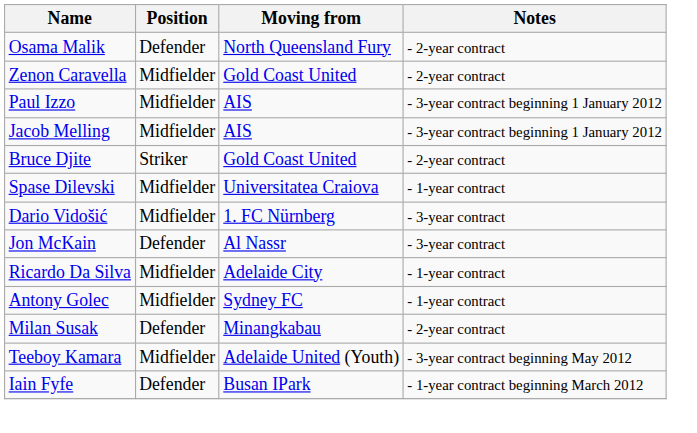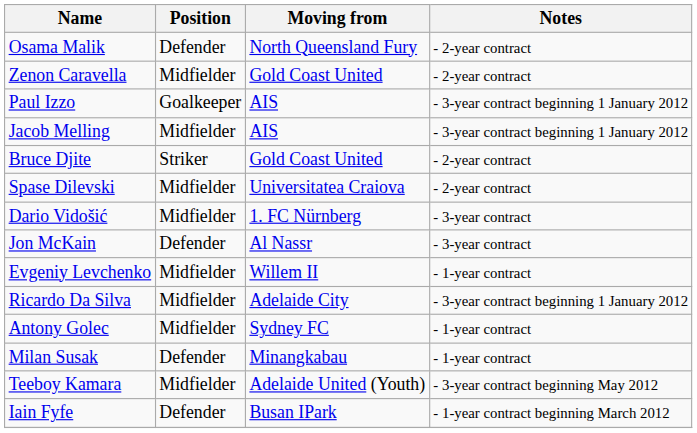(177, 103) Midfielder -> (200, 103) Goalkeeper
(456, 188) - 1-year contract -> (482, 188) - 2-year contract
+ row: (80, 272)
(456, 273) - 1-year contract -> (561, 301) - 3-year contract beginning 1 January 2012
(456, 329) - 2-year contract -> (482, 357) - 1-year contract
